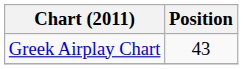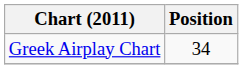(201, 48) 43 -> (201, 48) 34
